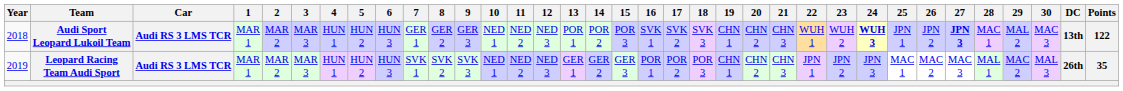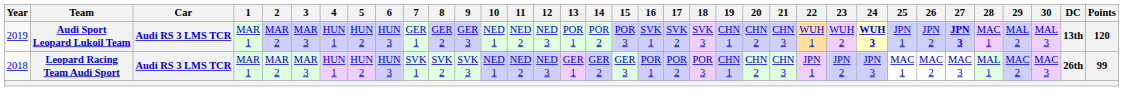(17, 36) 2018 -> (17, 36) 2019
(1046, 36) MAC 3 -> (1046, 36) MAL 3
(1102, 36) 122 -> (1102, 36) 120
(17, 65) 2019 -> (17, 65) 2018
(1046, 65) MAL 3 -> (1046, 65) MAC 3
(1102, 65) 35 -> (1102, 65) 99
